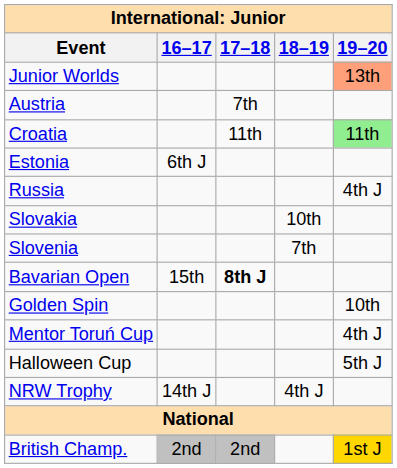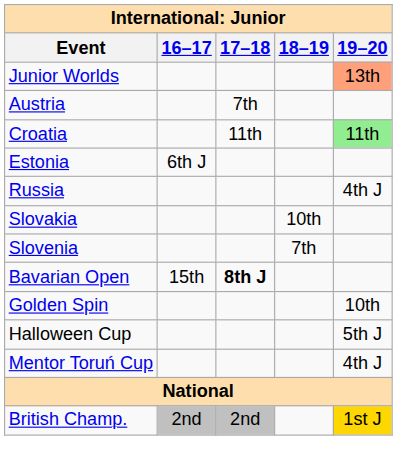rows swapped: (70, 362) <-> (81, 334)
- row: (60, 391)
